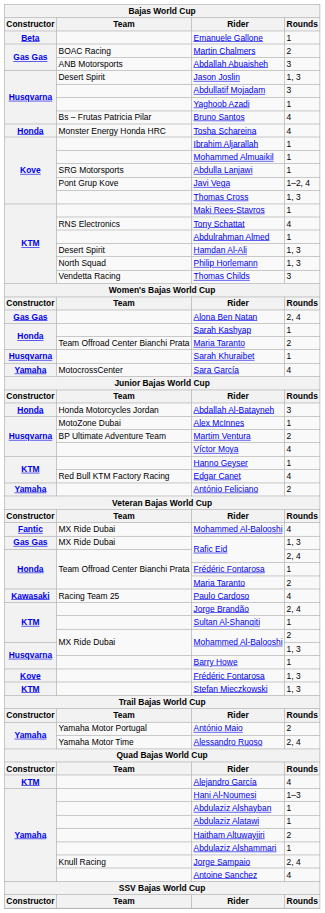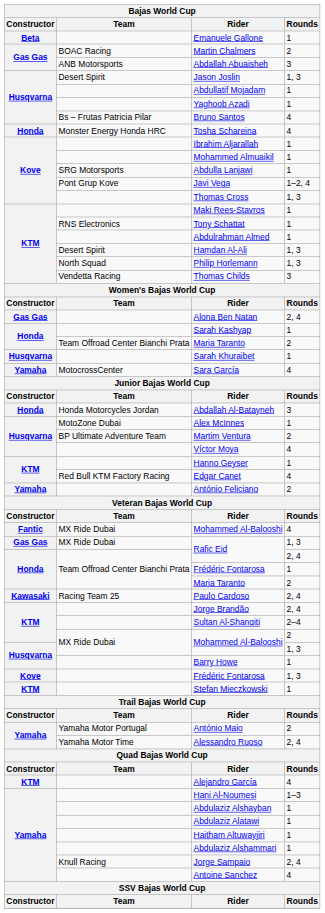(289, 90) 3 -> (289, 90) 1
(289, 223) 4 -> (289, 223) 1
(289, 595) 4 -> (294, 595) 2, 4
(289, 622) 1 -> (294, 622) 2–4
(294, 688) 1, 3 -> (289, 688) 1
(289, 835) 2 -> (289, 835) 1
